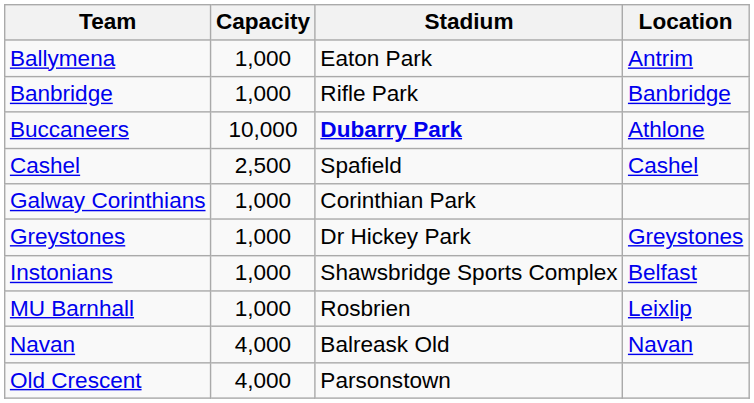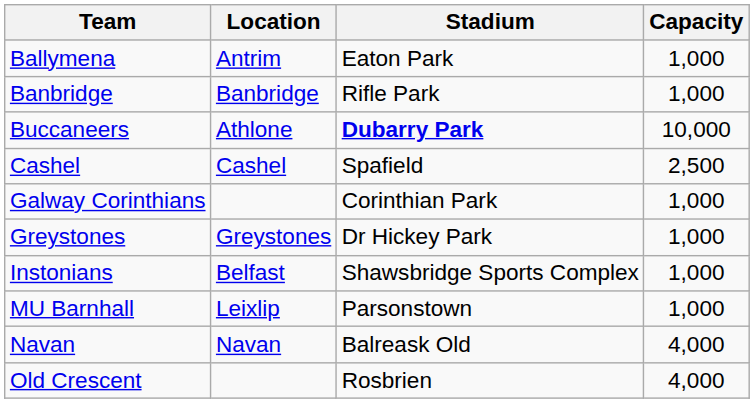columns swapped: (686, 22) <-> (263, 22)
(366, 308) Rosbrien -> (407, 308) Parsonstown
(386, 380) Parsonstown -> (387, 380) Rosbrien
